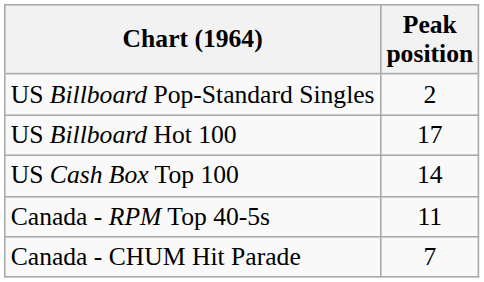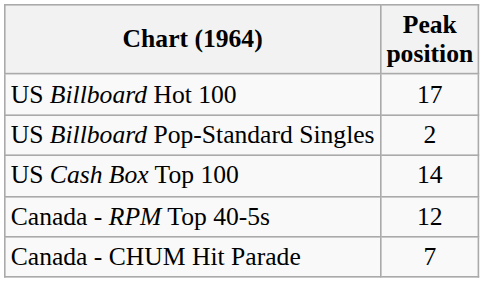rows swapped: (124, 134) <-> (193, 94)
(430, 216) 11 -> (430, 216) 12
